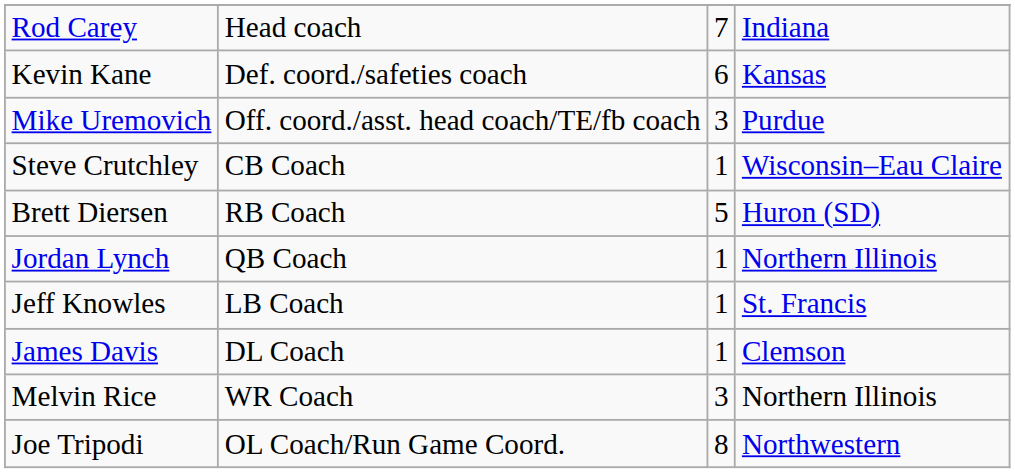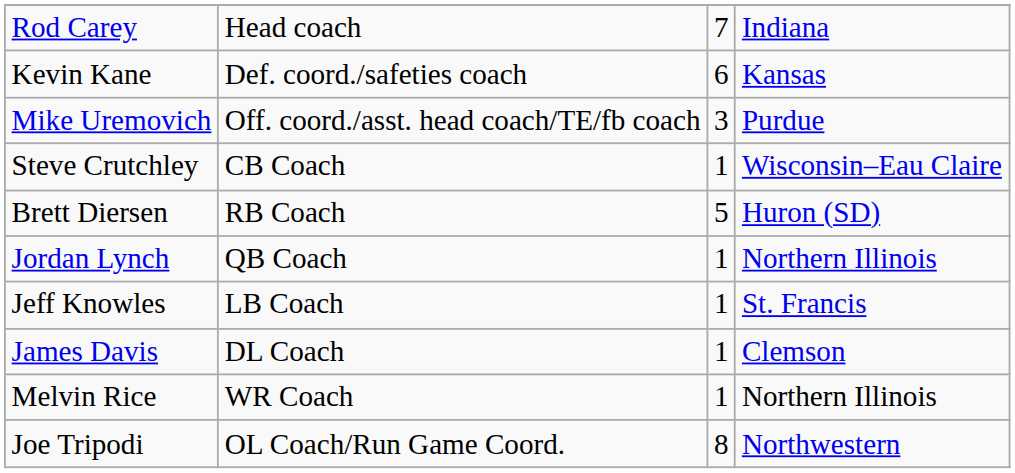(721, 397) 3 -> (721, 397) 1
